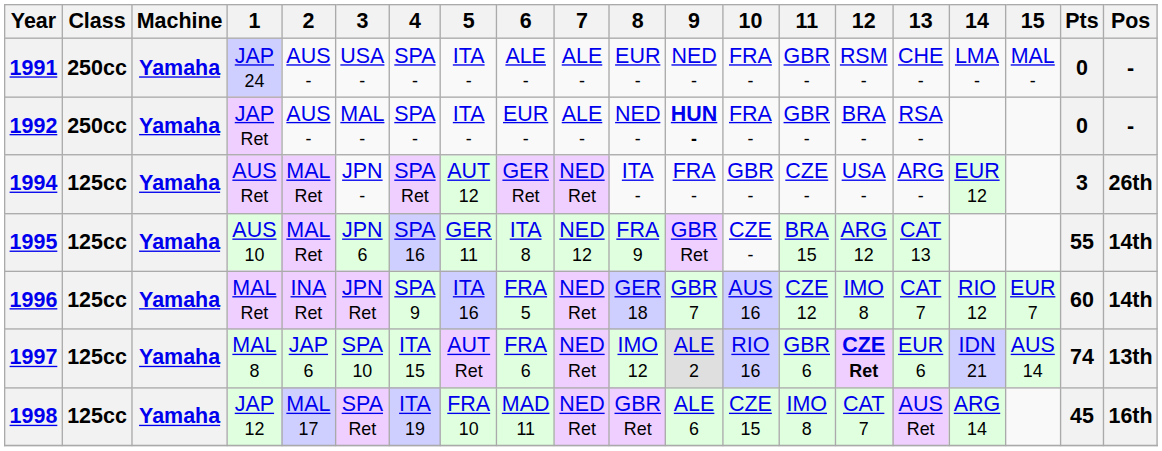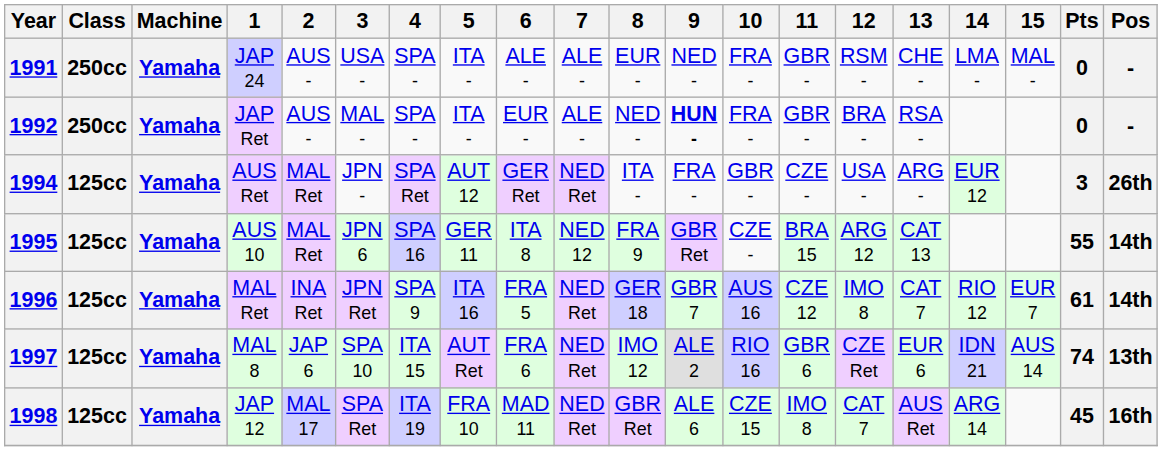(1082, 300) 60 -> (1082, 300) 61
(864, 358) bold -> (864, 358) normal
